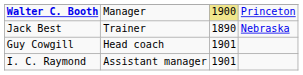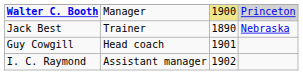(268, 13) no background -> (268, 13) lightgrey background
(224, 62) 1901 -> (224, 62) 1902
